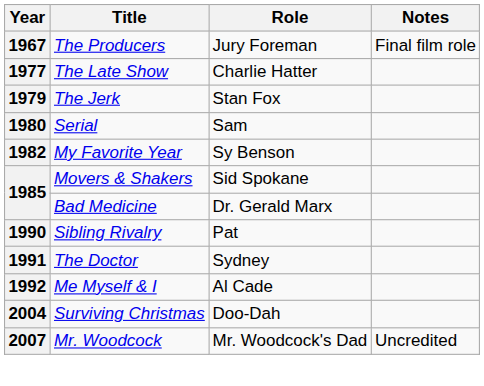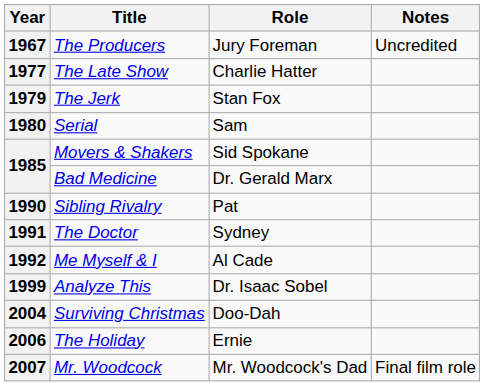(426, 44) Final film role -> (416, 44) Uncredited
- row: (27, 152)
+ row: (27, 286)
+ row: (27, 340)
(416, 340) Uncredited -> (426, 367) Final film role
